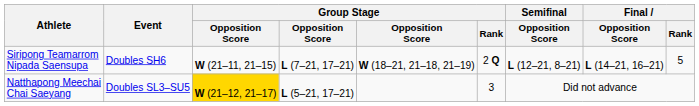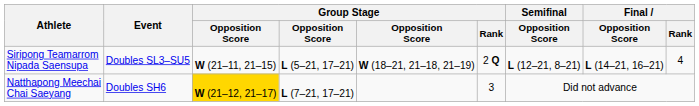(136, 61) Doubles SH6 -> (148, 61) Doubles SL3–SU5
(318, 66) L (7–21, 17–21) -> (318, 66) L (5–21, 17–21)
(680, 61) 5 -> (680, 61) 4
(148, 88) Doubles SL3–SU5 -> (136, 88) Doubles SH6
(318, 94) L (5–21, 17–21) -> (318, 94) L (7–21, 17–21)
